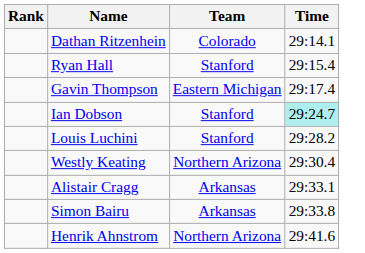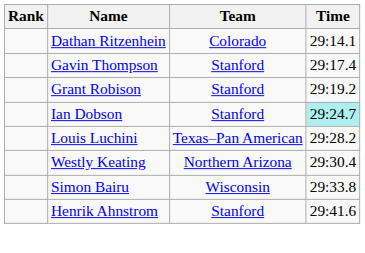- row: (82, 65)
(227, 89) Eastern Michigan -> (238, 65) Stanford
+ row: (96, 89)
(227, 138) Stanford -> (238, 138) Texas–Pan American
- row: (95, 187)
(227, 211) Arkansas -> (238, 187) Wisconsin
(227, 235) Northern Arizona -> (238, 211) Stanford
